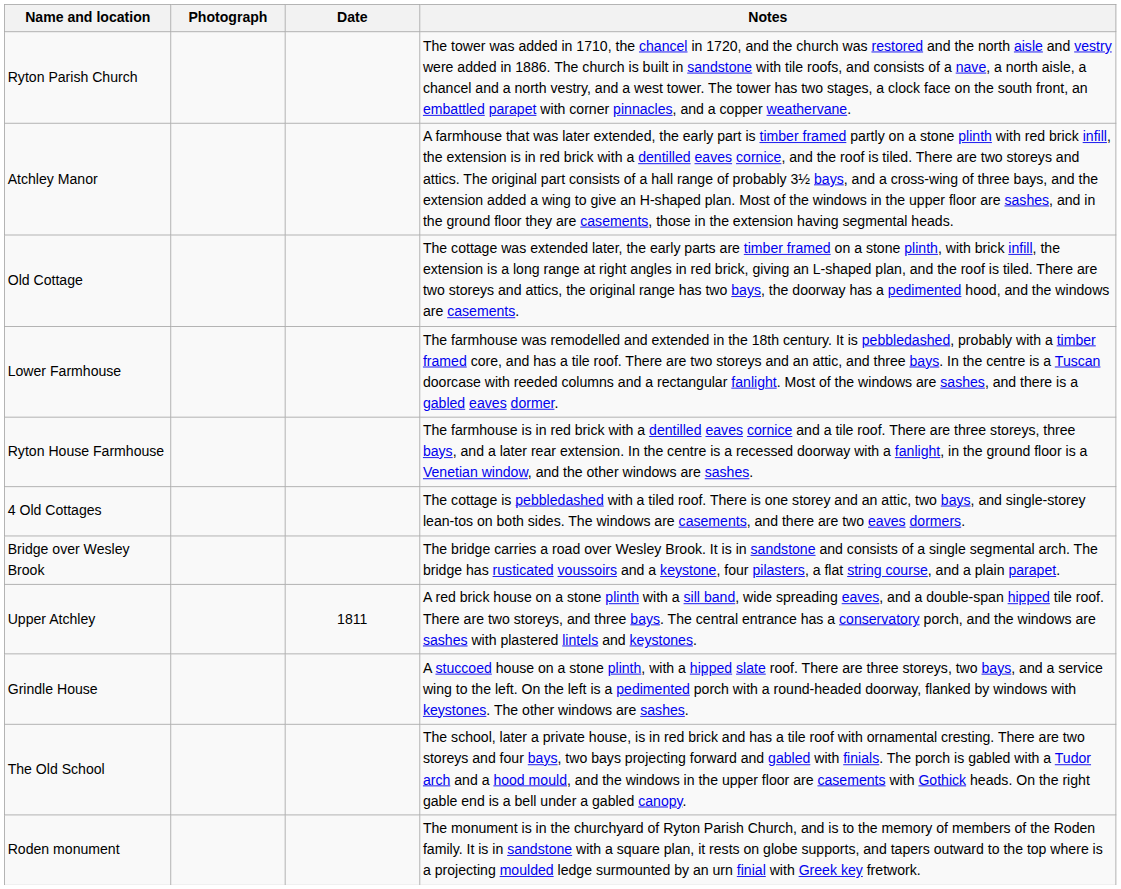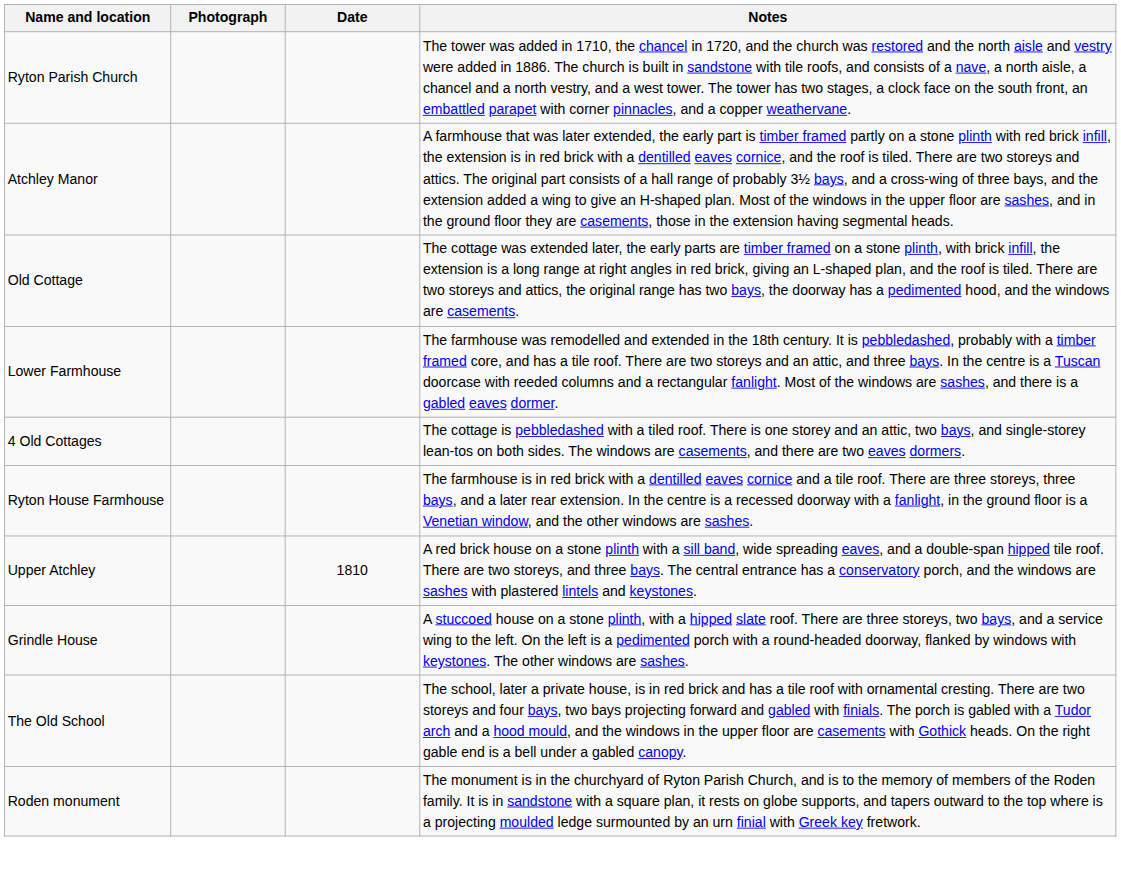rows swapped: (55, 511) <-> (86, 452)
- row: (69, 560)
(352, 619) 1811 -> (352, 570) 1810
